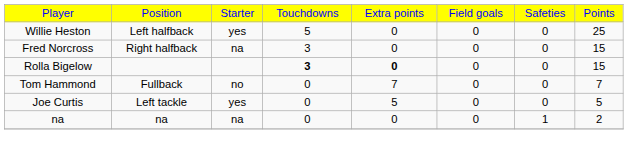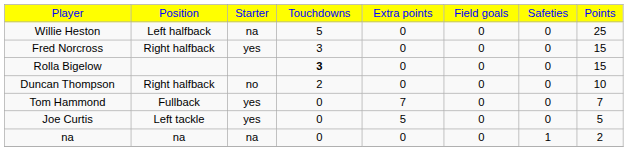(237, 31) yes -> (252, 31) na
(237, 48) na -> (252, 48) yes
(394, 66) bold -> (403, 66) normal
+ row: (68, 84)
(237, 84) no -> (252, 102) yes
